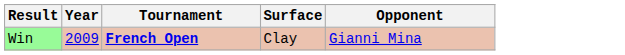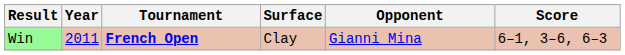+ column: (557, 16)
(82, 39) 2009 -> (82, 39) 2011
